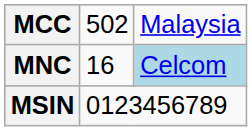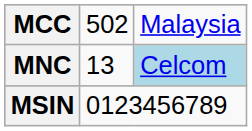(100, 65) 16 -> (100, 65) 13
